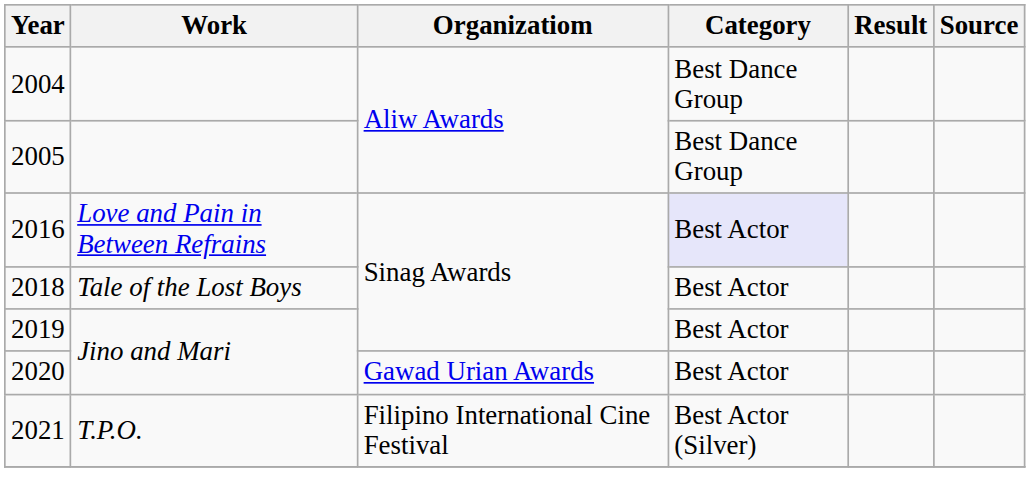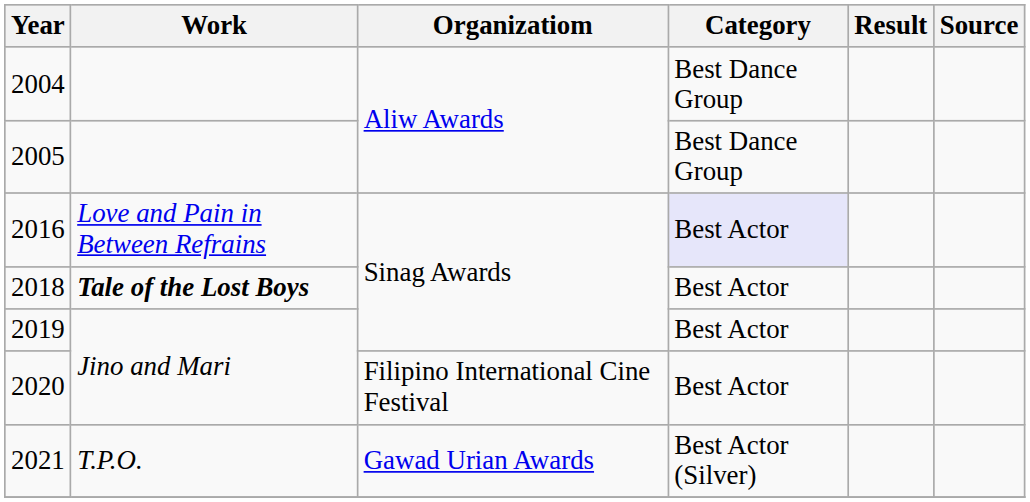(189, 287) normal -> (193, 287) bold
(479, 372) Gawad Urian Awards -> (507, 387) Filipino International Cine Festival
(507, 430) Filipino International Cine Festival -> (479, 460) Gawad Urian Awards
